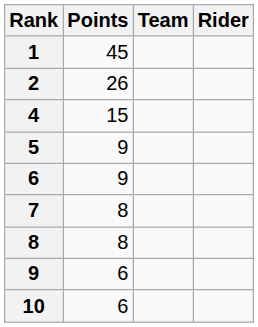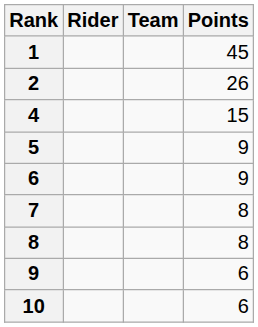columns swapped: (223, 20) <-> (98, 20)
